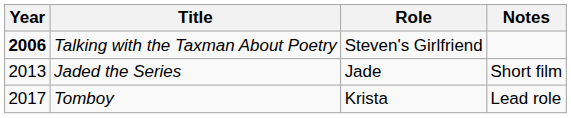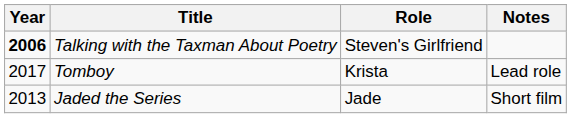rows swapped: (118, 71) <-> (84, 98)
